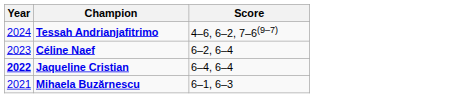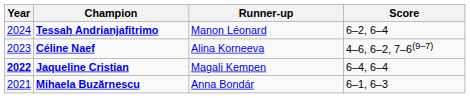+ column: (266, 13)
(235, 32) 4–6, 6–2, 7–6(9–7) -> (367, 30) 6–2, 6–4
(212, 50) 6–2, 6–4 -> (390, 49) 4–6, 6–2, 7–6(9–7)
